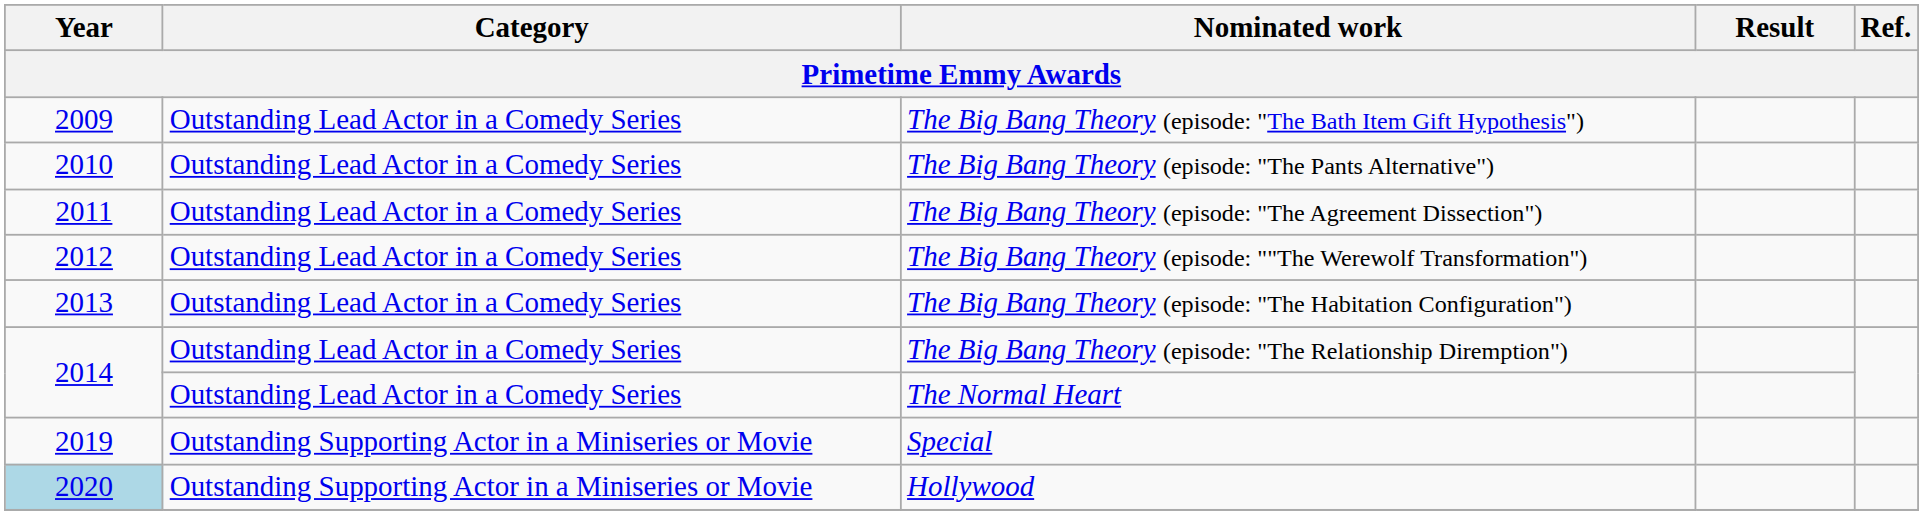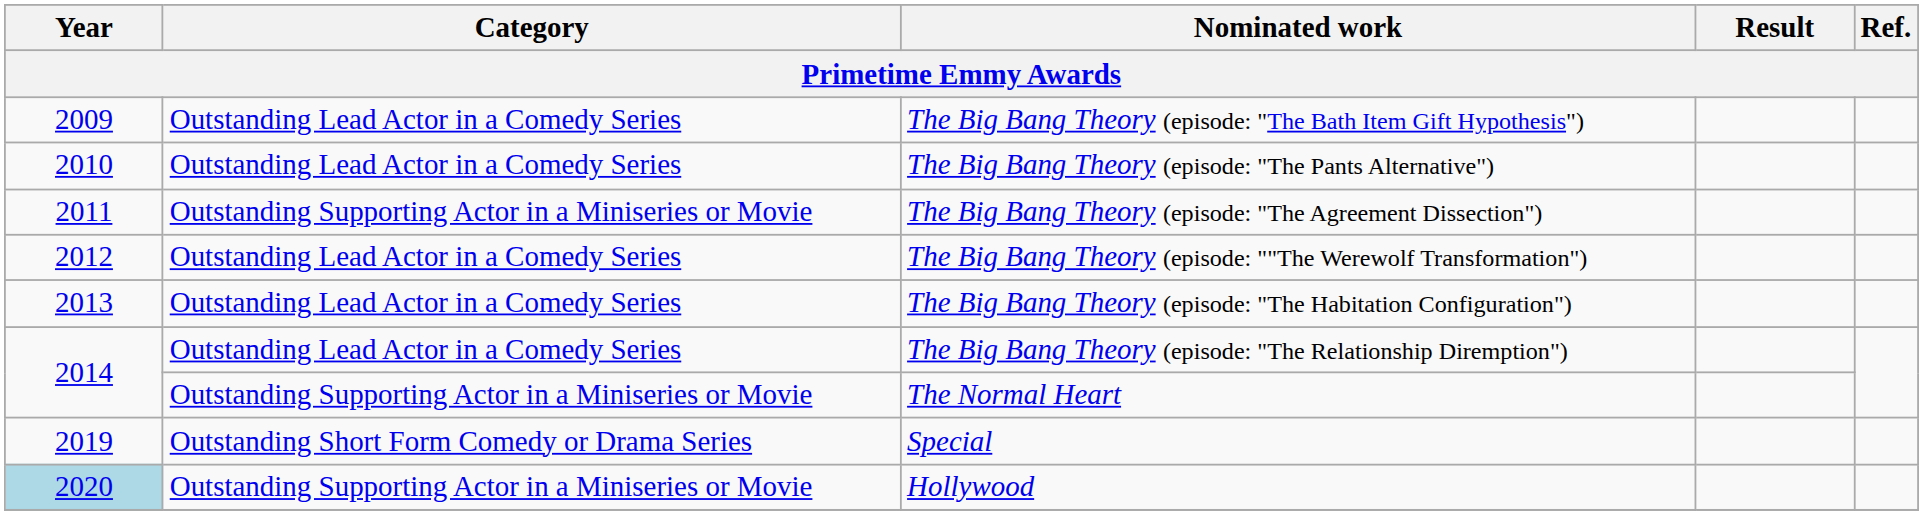(425, 211) Outstanding Lead Actor in a Comedy Series -> (491, 211) Outstanding Supporting Actor in a Miniseries or Movie
(425, 394) Outstanding Lead Actor in a Comedy Series -> (491, 394) Outstanding Supporting Actor in a Miniseries or Movie
(491, 440) Outstanding Supporting Actor in a Miniseries or Movie -> (461, 440) Outstanding Short Form Comedy or Drama Series
